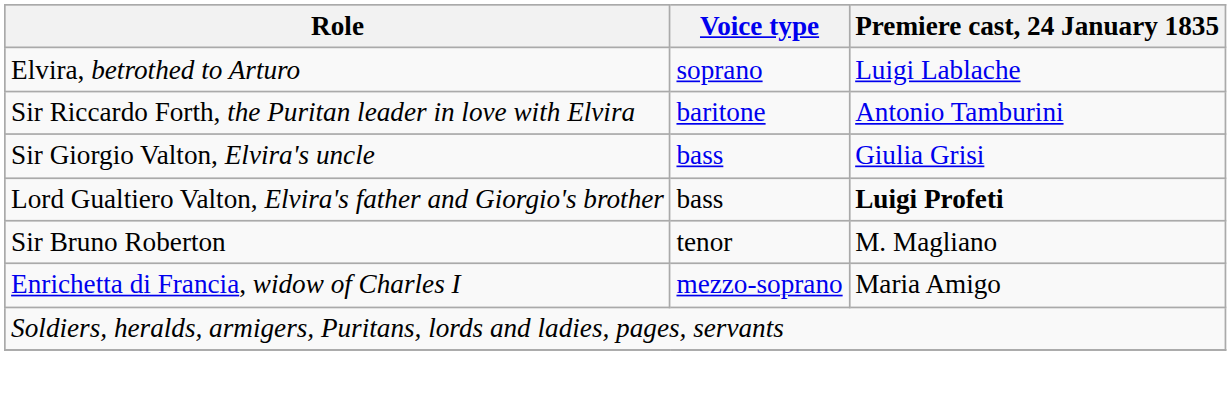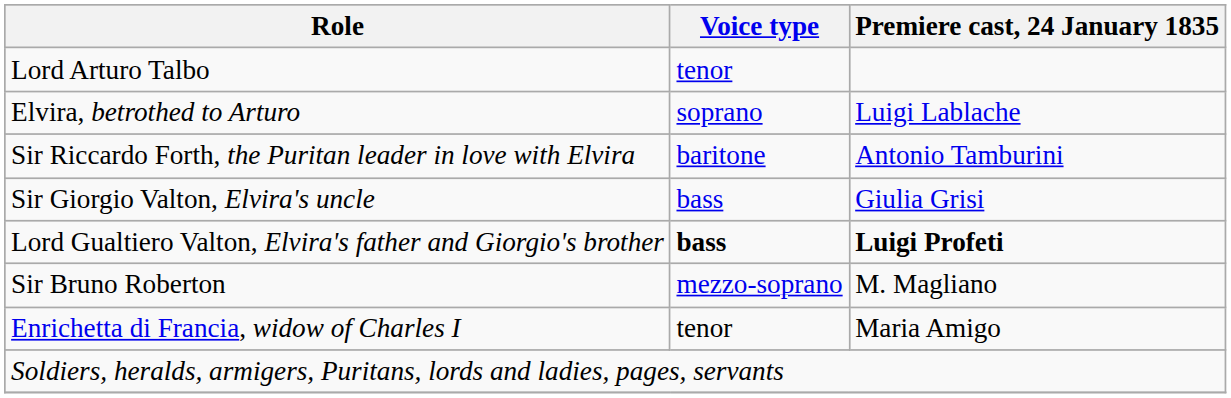+ row: (110, 69)
(700, 198) normal -> (701, 241) bold
(704, 241) tenor -> (760, 284) mezzo-soprano
(760, 284) mezzo-soprano -> (704, 328) tenor
